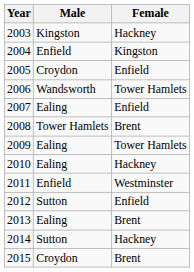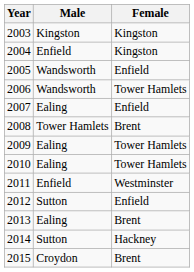(135, 32) Hackney -> (136, 32) Kingston
(57, 70) Croydon -> (66, 70) Wandsworth
(135, 164) Hackney -> (150, 164) Tower Hamlets
